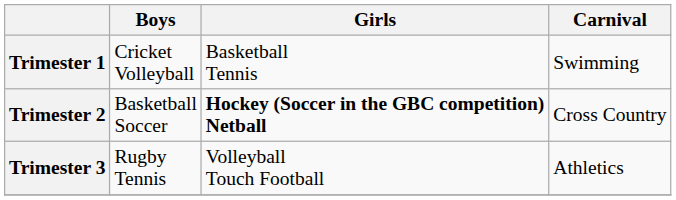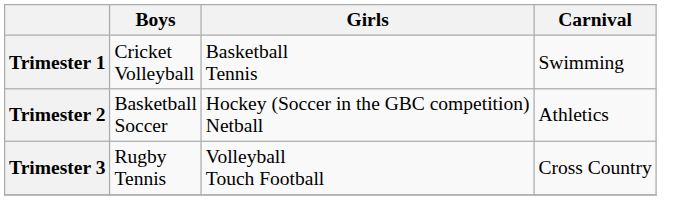(375, 114) bold -> (368, 114) normal
(610, 114) Cross Country -> (574, 114) Athletics
(589, 167) Athletics -> (595, 167) Cross Country
